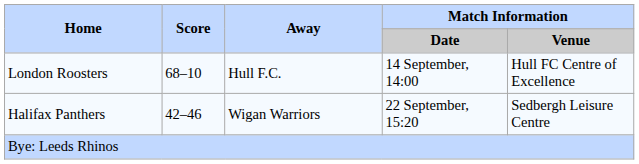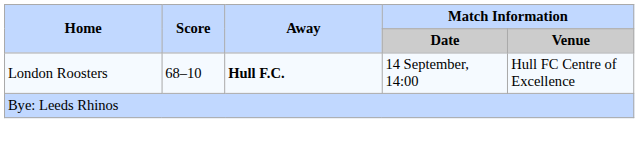(255, 73) normal -> (256, 73) bold
- row: (57, 114)
